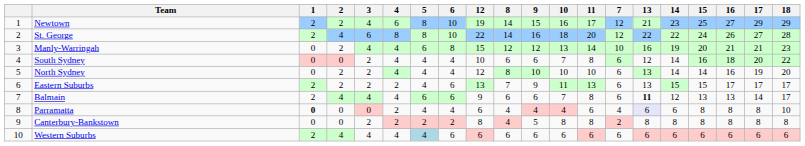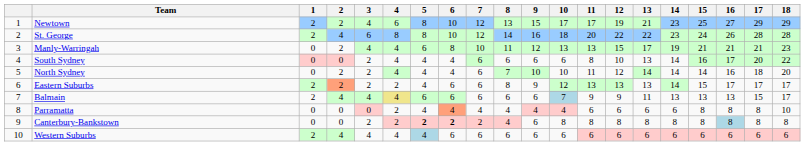columns swapped: (619, 11) <-> (480, 11)
(508, 23) 14 -> (508, 23) 13
(563, 23) 16 -> (563, 23) 17
(675, 35) 22 -> (675, 35) 23
(758, 35) 27 -> (758, 35) 28
(508, 48) 12 -> (508, 48) 11
(591, 48) 14 -> (591, 48) 13
(647, 48) 16 -> (647, 48) 17
(703, 48) 20 -> (703, 48) 21
(563, 60) 7 -> (563, 60) 6
(647, 60) 12 -> (647, 60) 13
(730, 60) 18 -> (730, 60) 17
(508, 73) 8 -> (508, 73) 7
(591, 73) 10 -> (591, 73) 11
(647, 73) 13 -> (647, 73) 14
(758, 73) 19 -> (758, 73) 18
(341, 85) no background -> (341, 85) lightsalmon background
(508, 85) 7 -> (508, 85) 8
(563, 85) 11 -> (563, 85) 12
(675, 85) 15 -> (675, 85) 14
(397, 98) no background -> (397, 98) khaki background
(563, 98) no background -> (563, 98) lightblue background
(591, 98) 8 -> (591, 98) 9
(647, 98) bold -> (647, 98) normal
(675, 98) 12 -> (675, 98) 13
(758, 98) 14 -> (758, 98) 15
(313, 110) bold -> (313, 110) normal
(452, 110) no background -> (452, 110) lightsalmon background
(647, 110) lavender background -> (647, 110) no background
(424, 122) normal -> (424, 122) bold
(452, 122) normal -> (452, 122) bold
(536, 122) 5 -> (536, 122) 6
(730, 122) no background -> (730, 122) lightblue background
